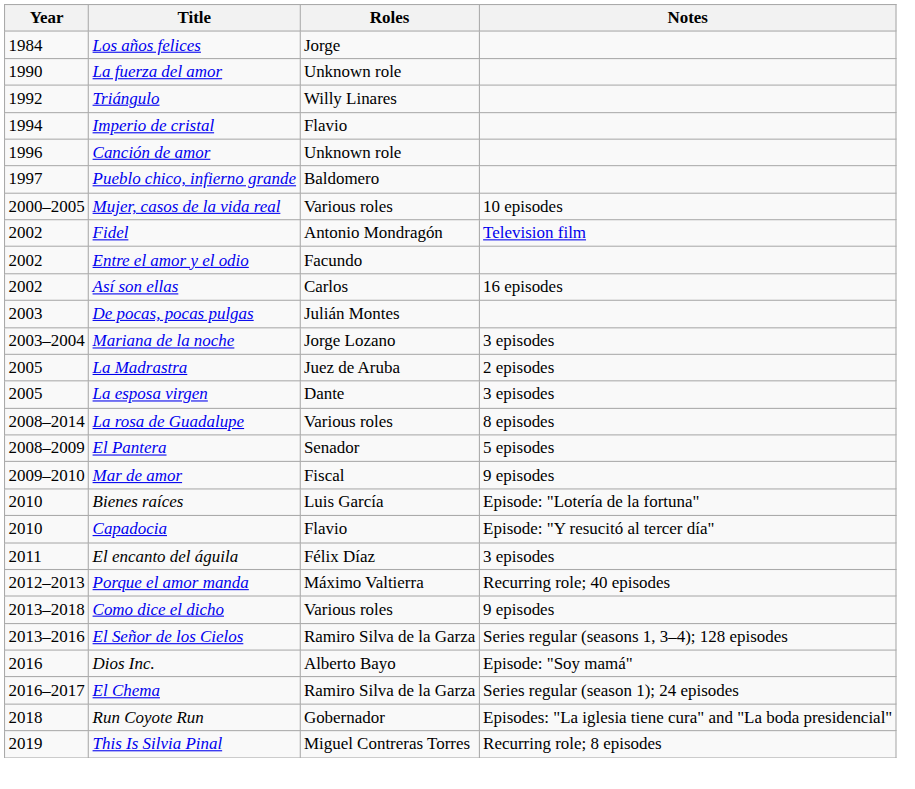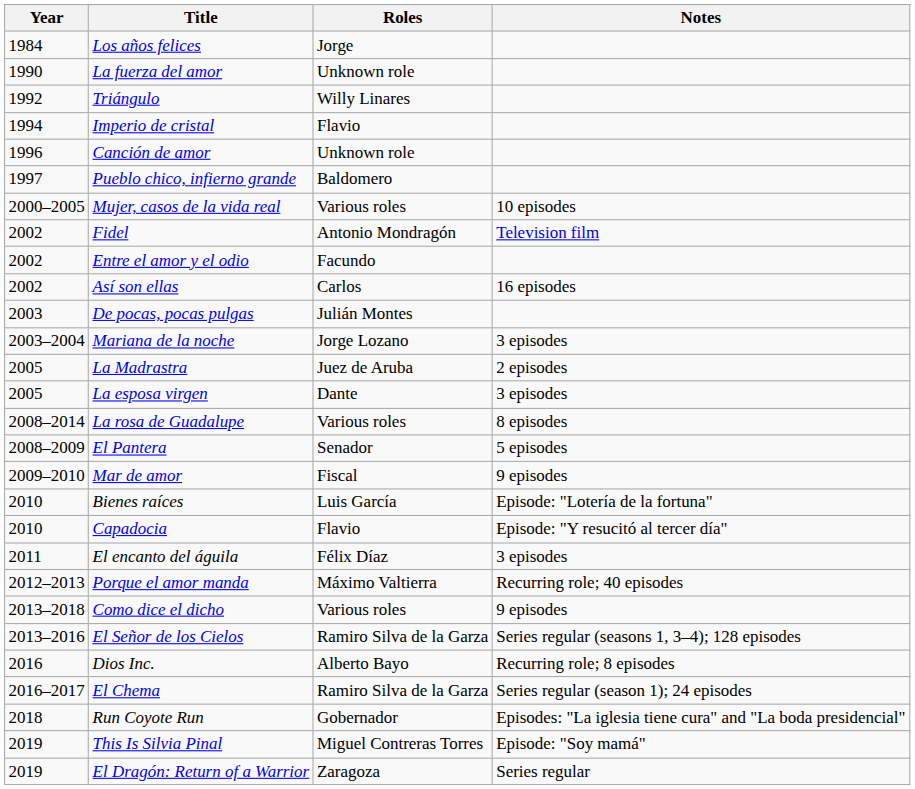(558, 663) Episode: "Soy mamá" -> (585, 663) Recurring role; 8 episodes
(572, 744) Recurring role; 8 episodes -> (571, 744) Episode: "Soy mamá"
+ row: (201, 771)
